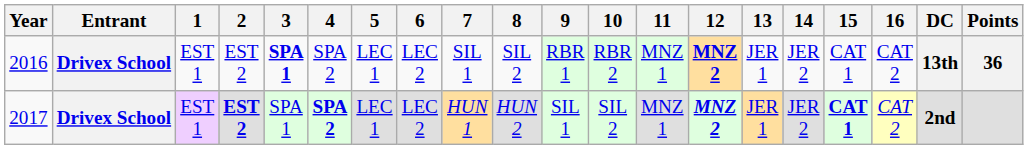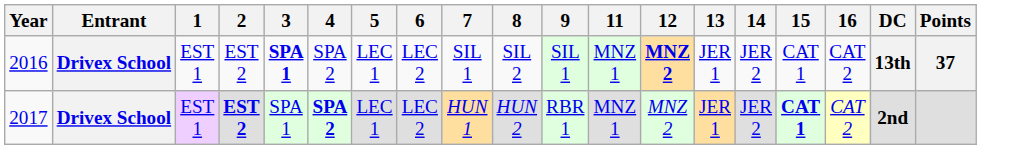- column: (613, 19)
(565, 62) RBR 1 -> (565, 62) SIL 1
(993, 62) 36 -> (945, 62) 37
(565, 117) SIL 1 -> (565, 117) RBR 1
(715, 117) bold -> (668, 117) normal
